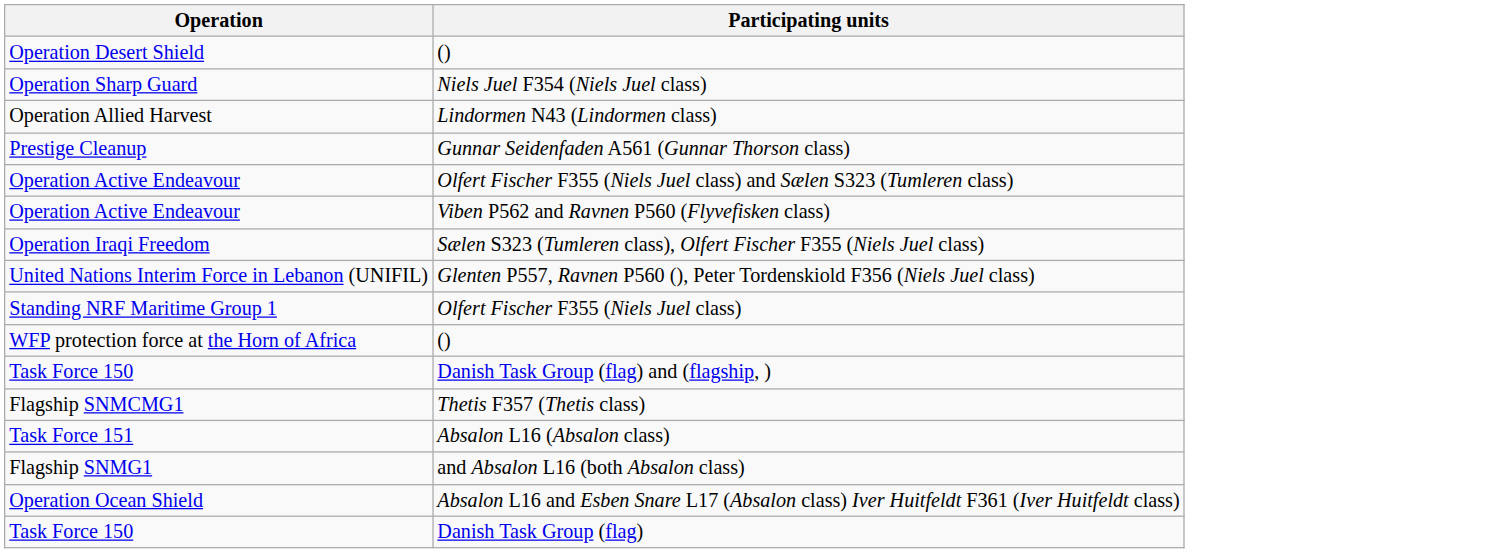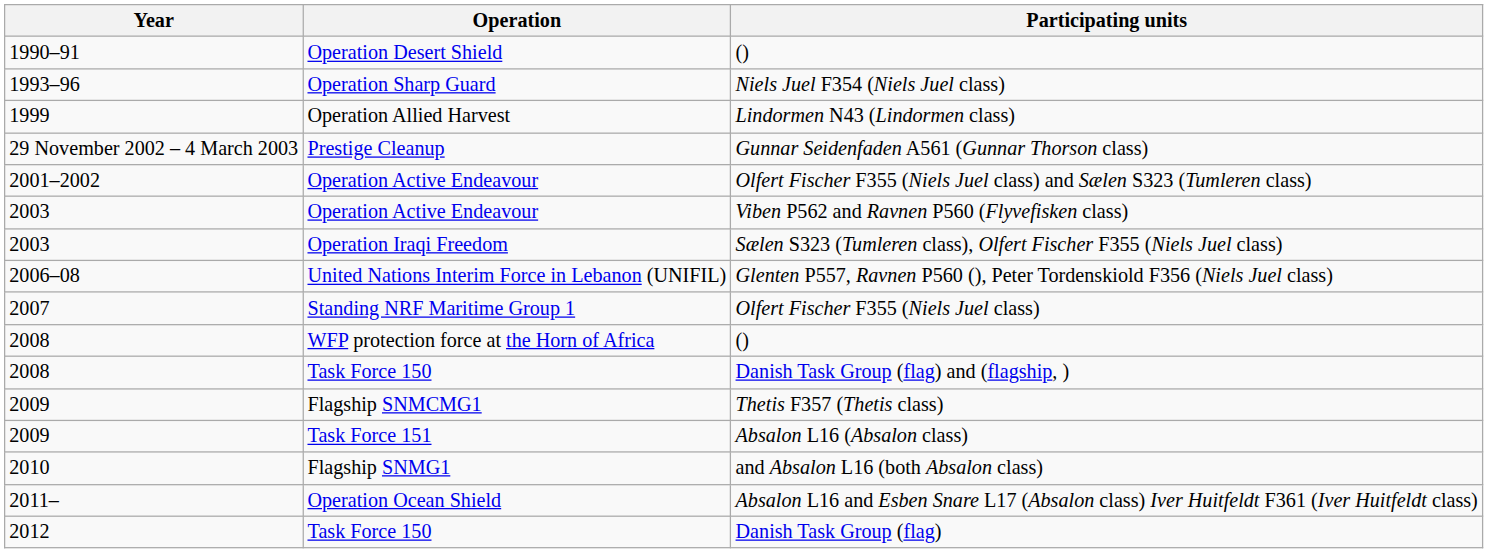+ column: (154, 20)
